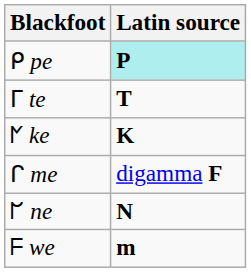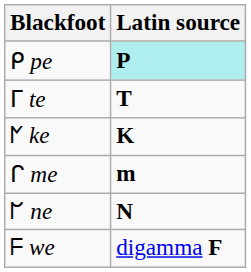(169, 173) digamma Ϝ -> (126, 173) m
(126, 248) m -> (169, 248) digamma Ϝ
